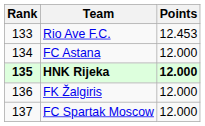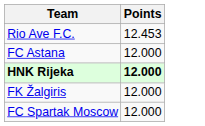- column: (22, 14)
